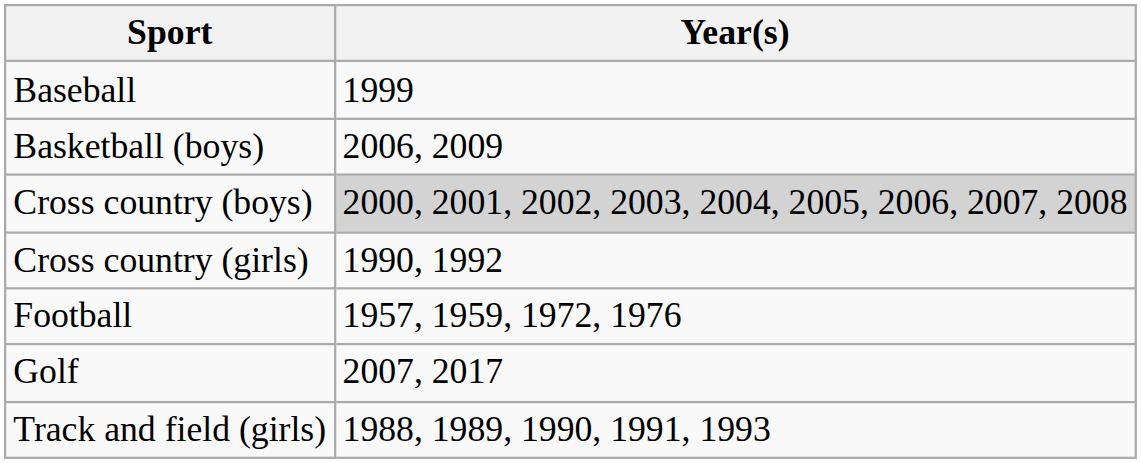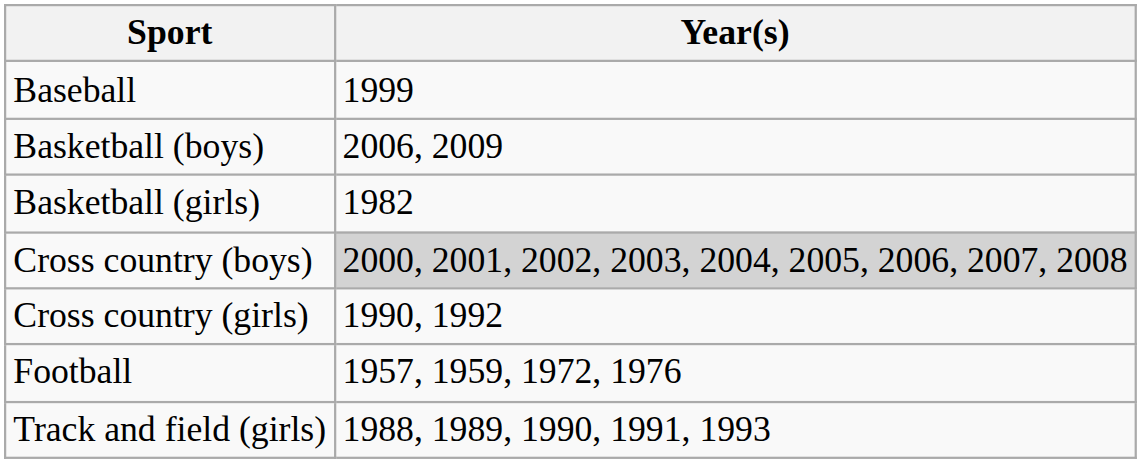+ row: (137, 202)
- row: (46, 372)
